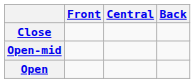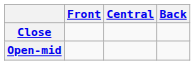- row: (34, 69)
